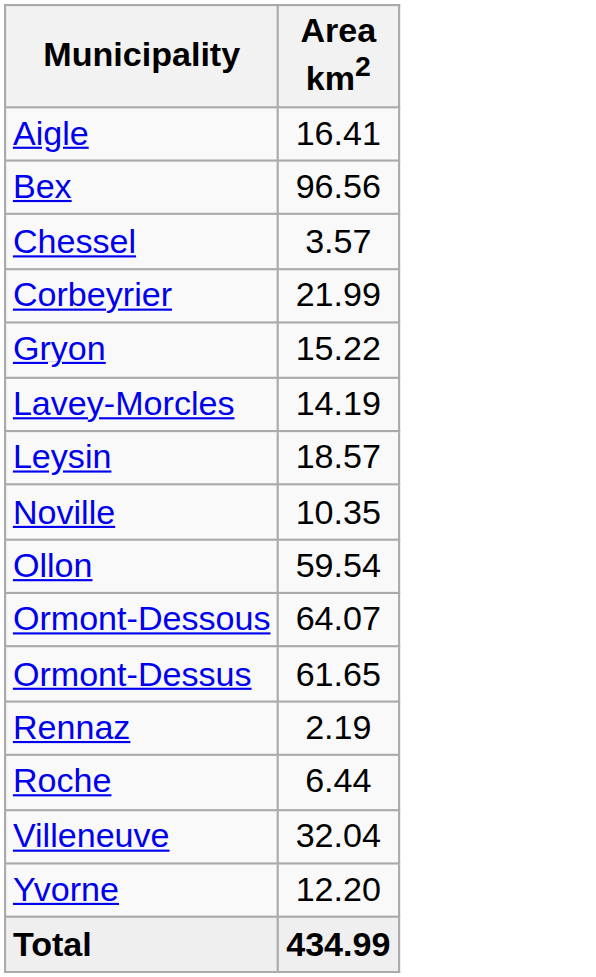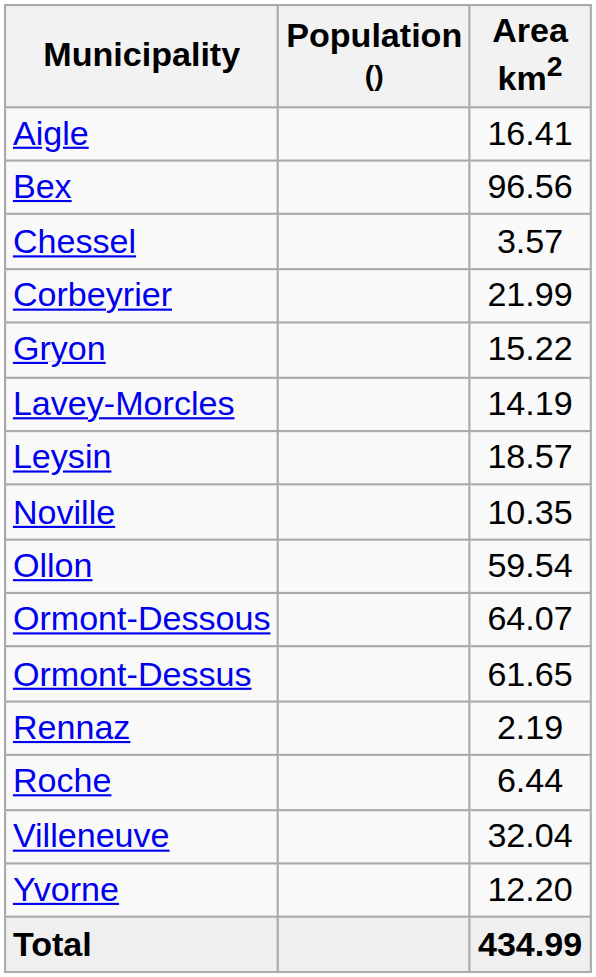+ column: (374, 55)
